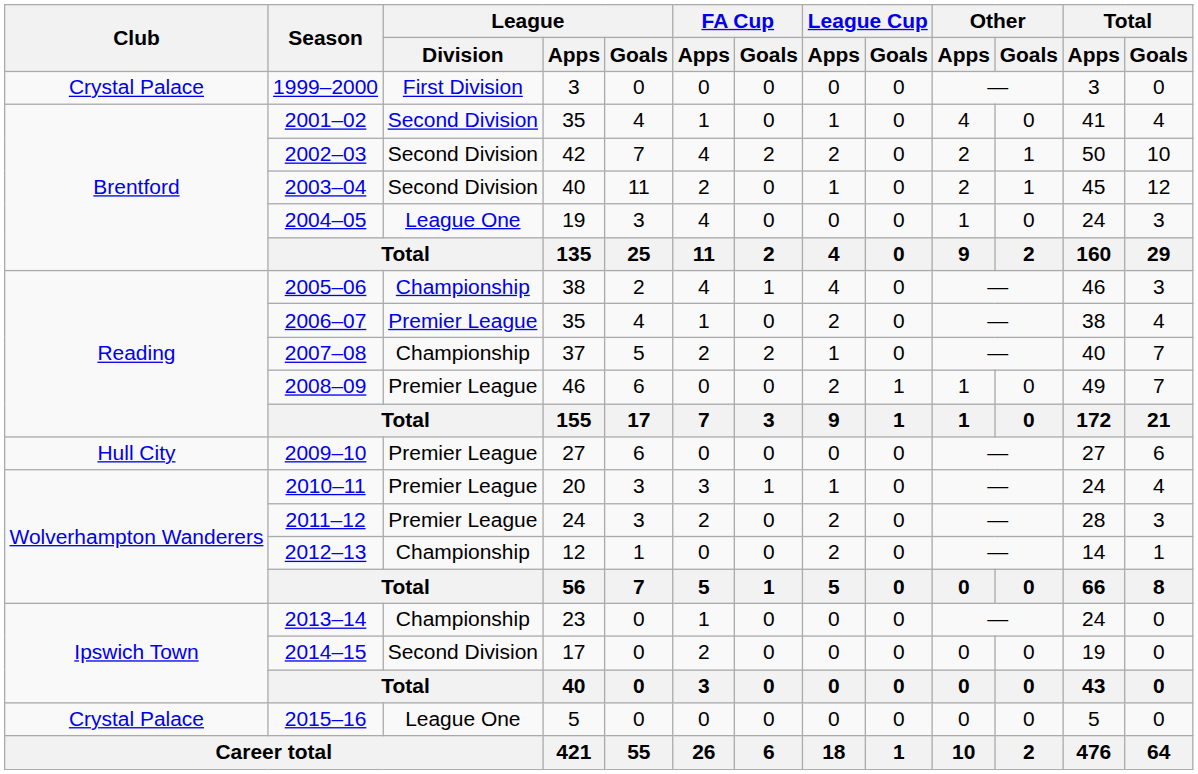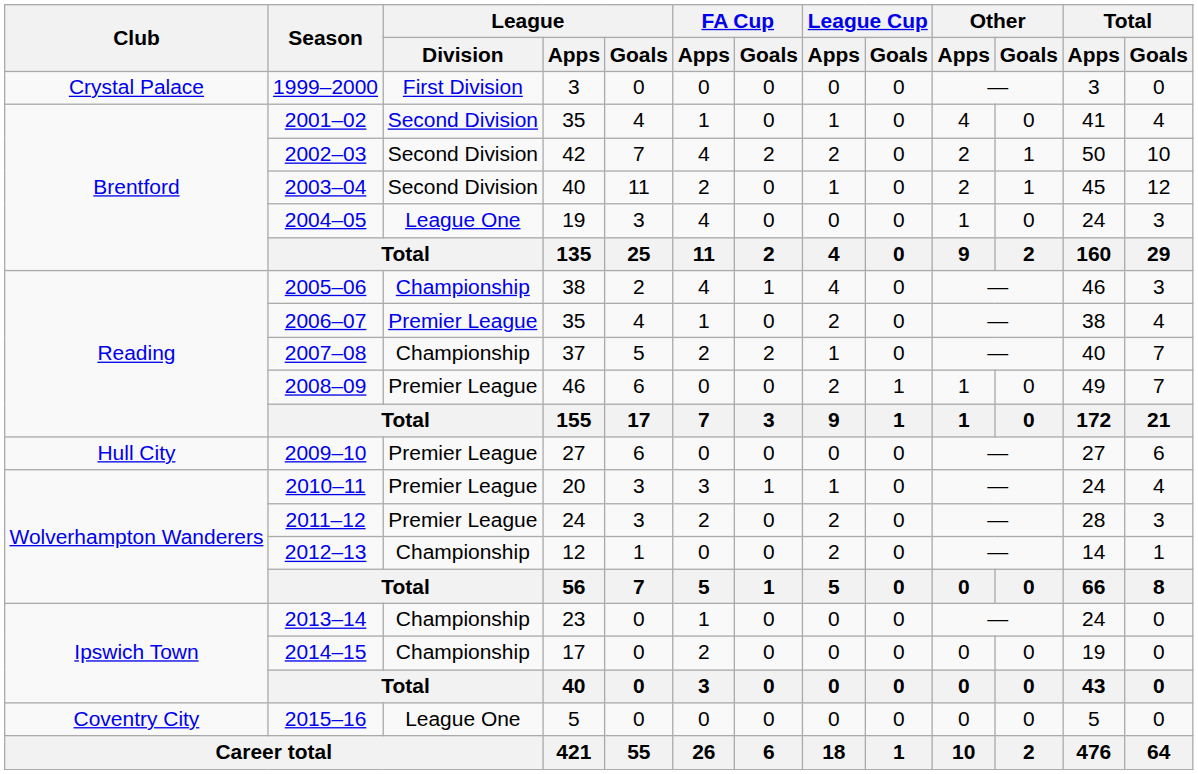(463, 652) Second Division -> (463, 652) Championship
(136, 719) Crystal Palace -> (136, 719) Coventry City
